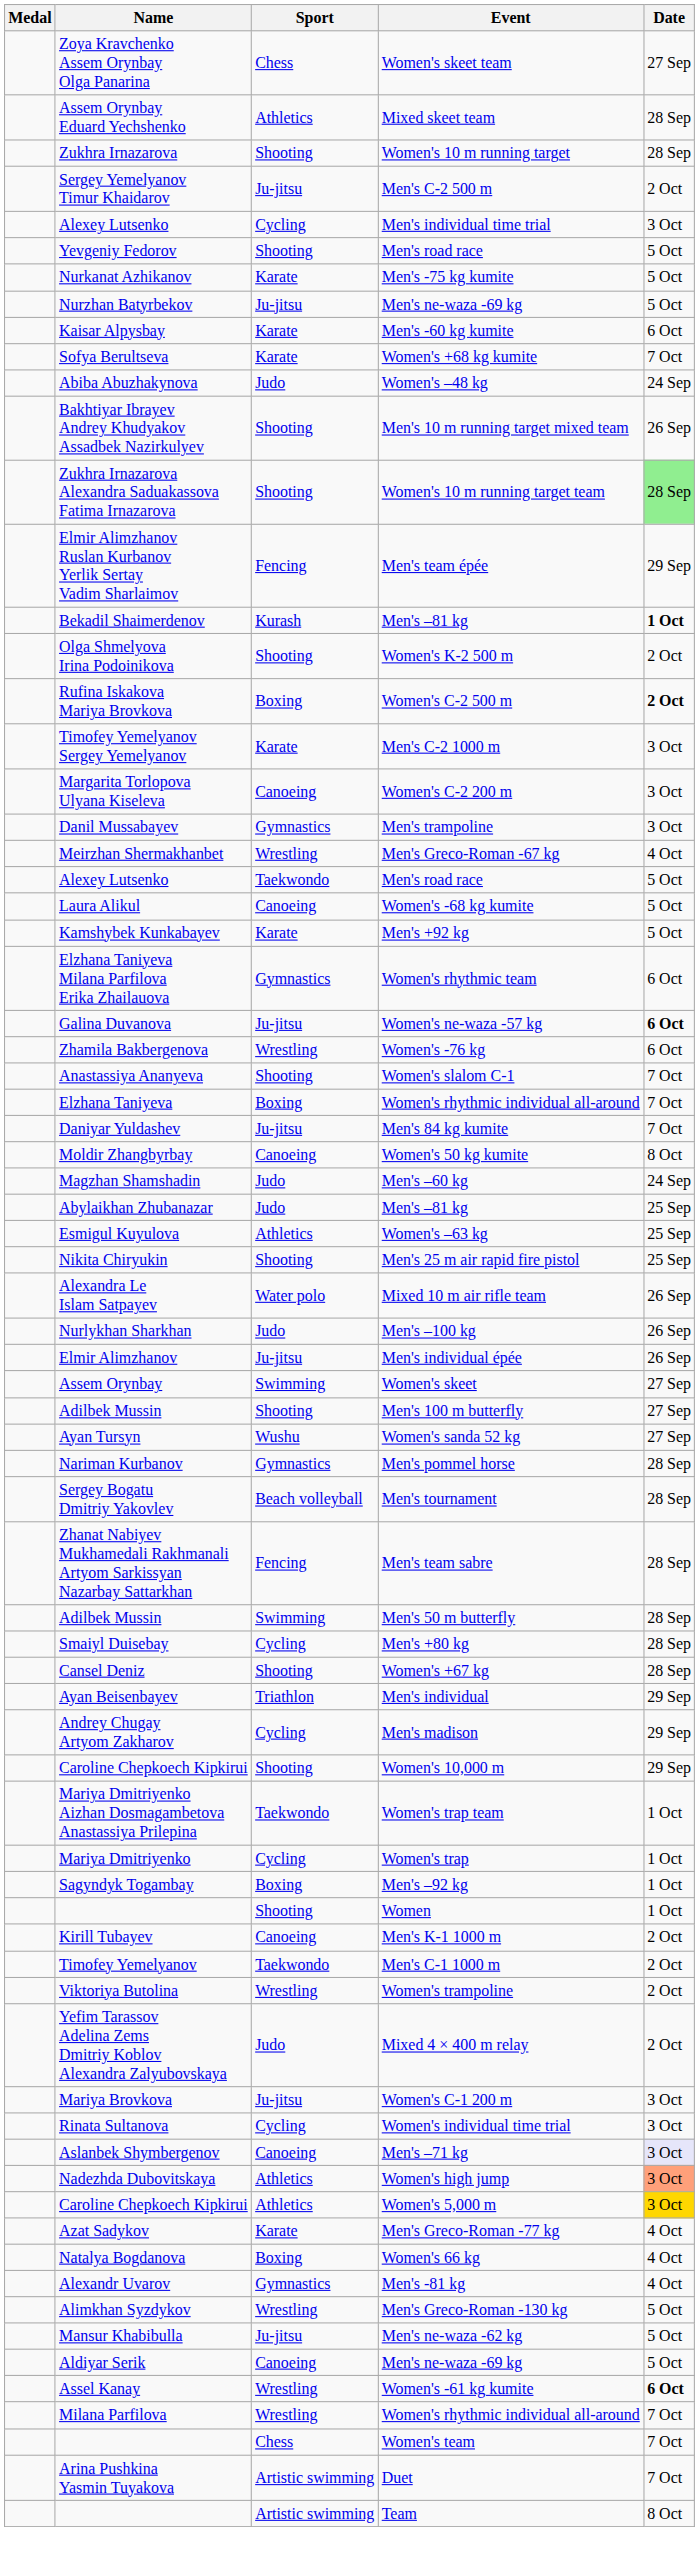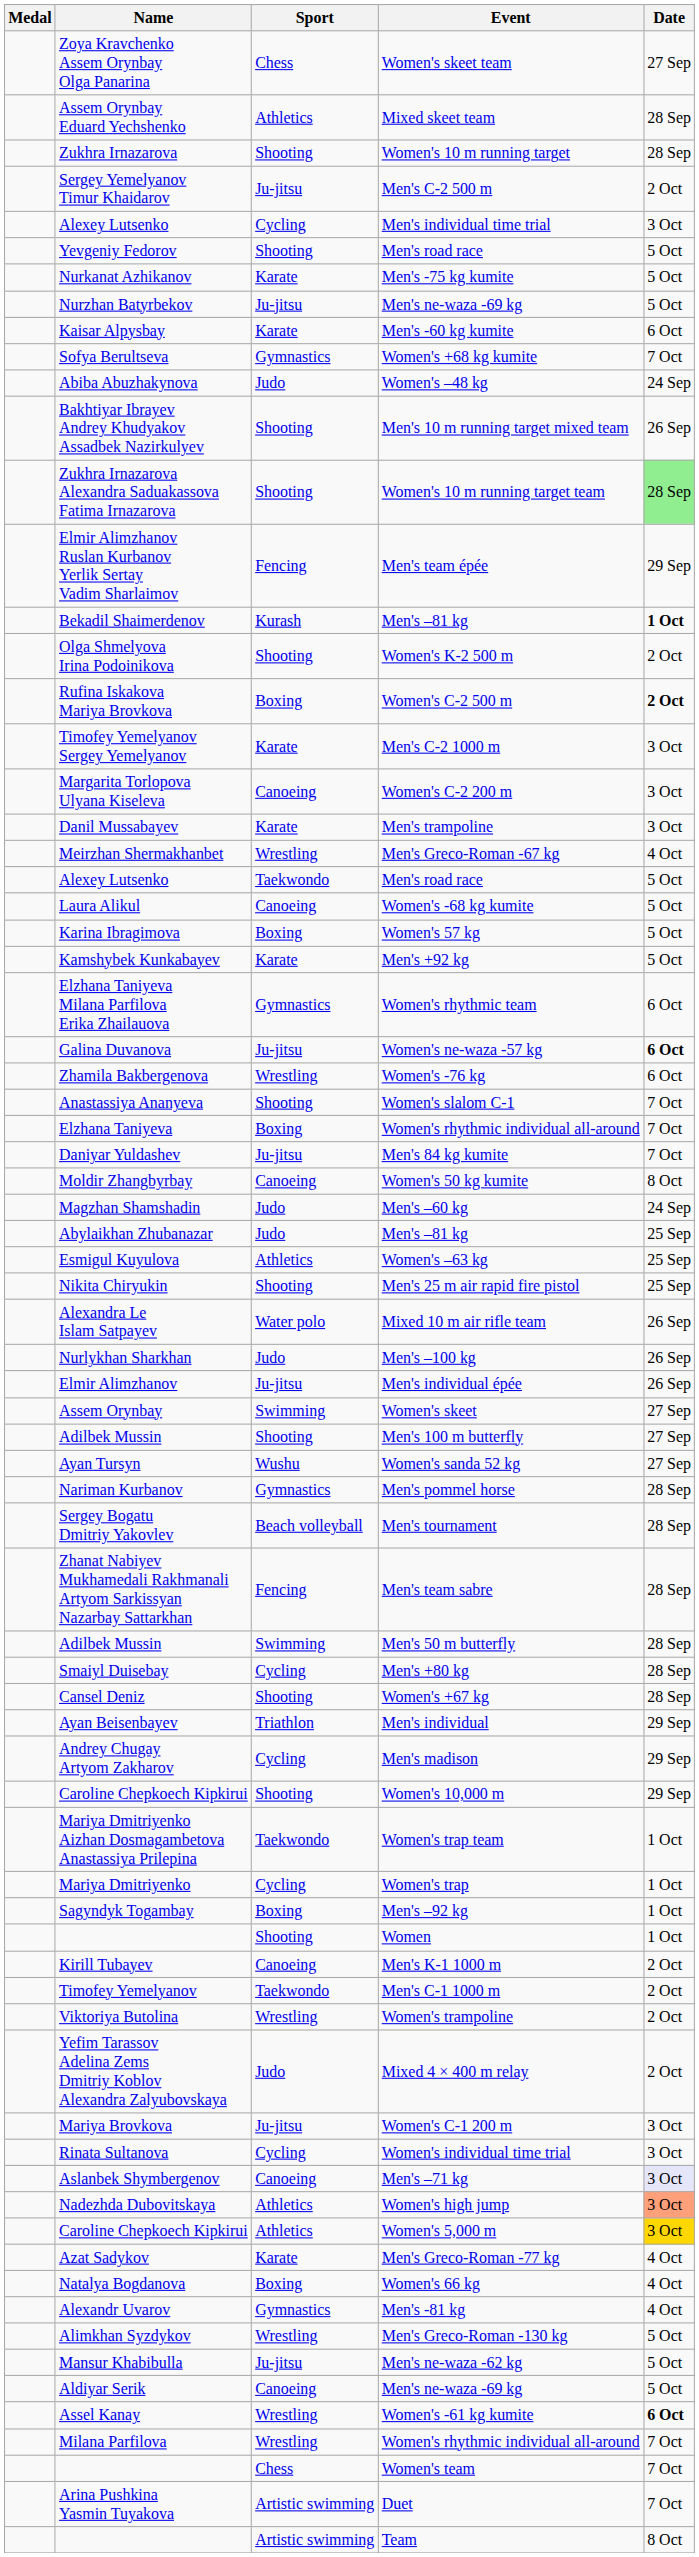(276, 356) Karate -> (293, 356) Gymnastics
(293, 827) Gymnastics -> (276, 827) Karate
+ row: (119, 932)
